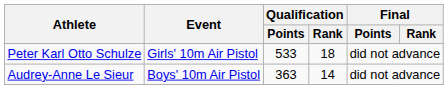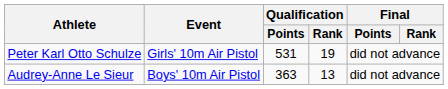(286, 54) 533 -> (286, 54) 531
(328, 54) 18 -> (328, 54) 19
(328, 75) 14 -> (328, 75) 13
